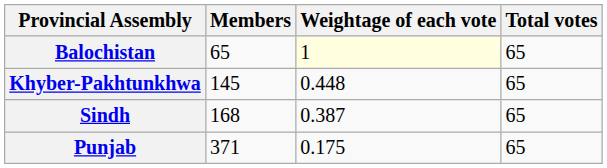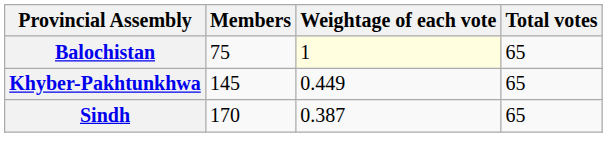(220, 52) 65 -> (220, 52) 75
(323, 83) 0.448 -> (323, 83) 0.449
(225, 115) 168 -> (225, 115) 170
- row: (105, 147)
